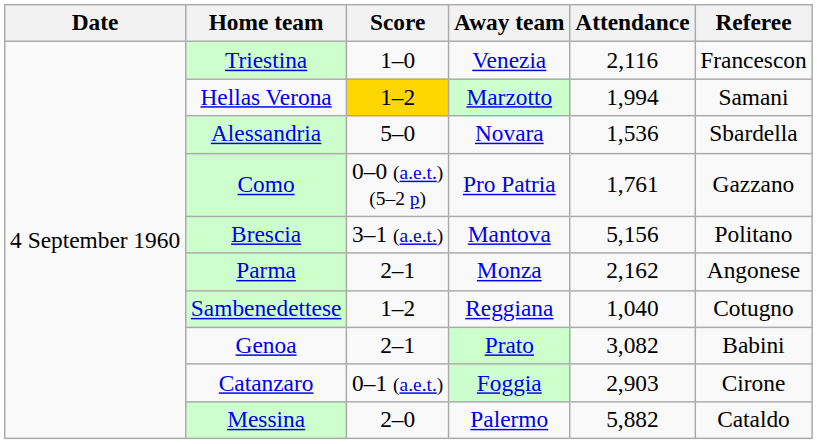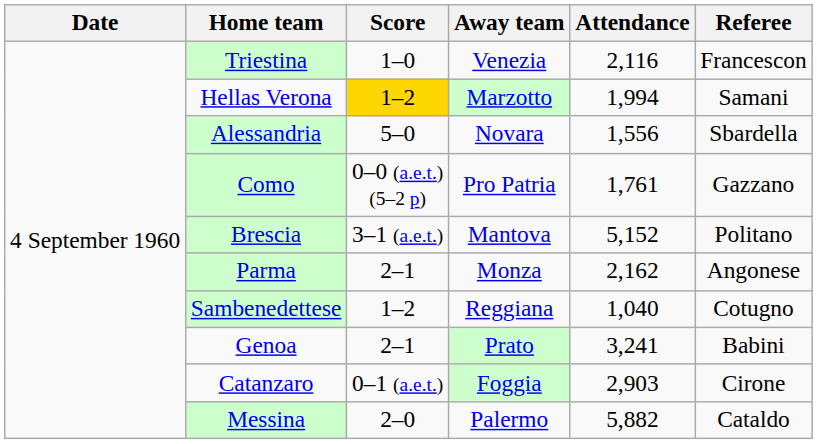(632, 134) 1,536 -> (632, 134) 1,556
(632, 234) 5,156 -> (632, 234) 5,152
(632, 345) 3,082 -> (632, 345) 3,241
